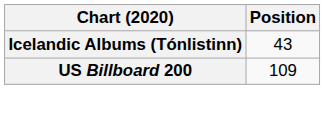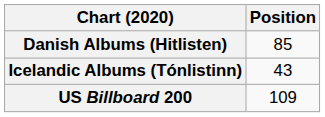+ row: (125, 44)
